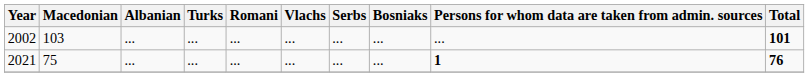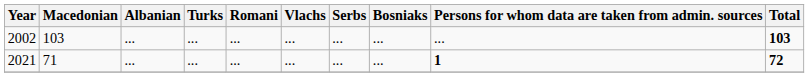(780, 38) 101 -> (780, 38) 103
(50, 60) 75 -> (50, 60) 71
(776, 60) 76 -> (776, 60) 72
